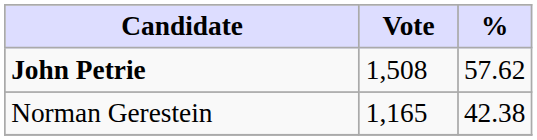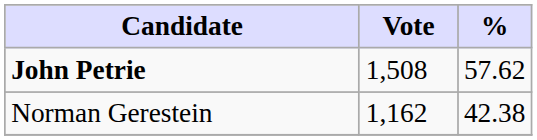(397, 112) 1,165 -> (397, 112) 1,162
